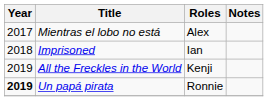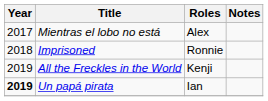(195, 50) Ian -> (205, 50) Ronnie
(205, 86) Ronnie -> (195, 86) Ian
